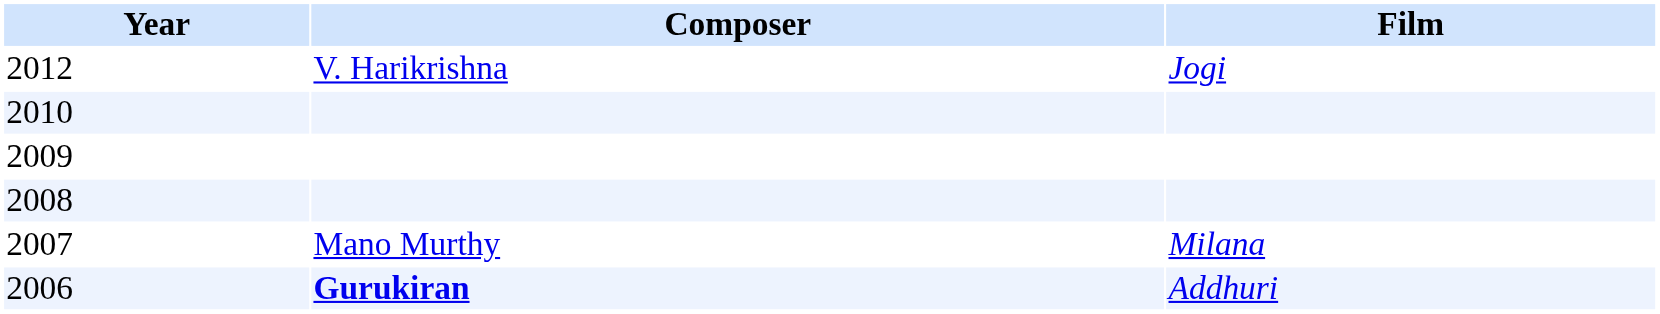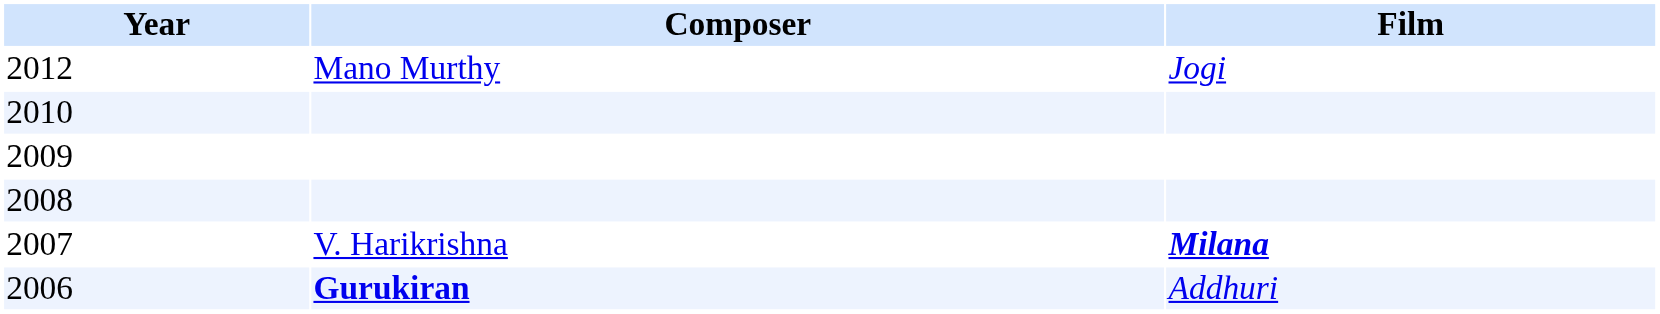(411, 68) V. Harikrishna -> (407, 68) Mano Murthy
(407, 243) Mano Murthy -> (411, 243) V. Harikrishna
(1217, 243) normal -> (1219, 243) bold
